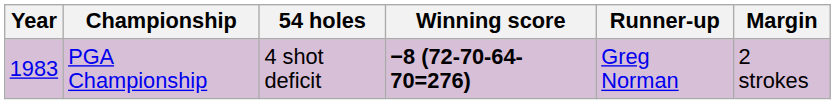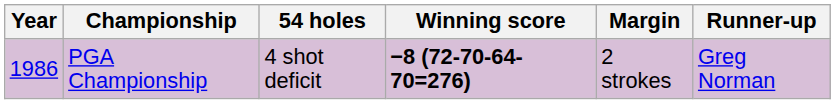columns swapped: (782, 21) <-> (665, 21)
(34, 68) 1983 -> (34, 68) 1986
